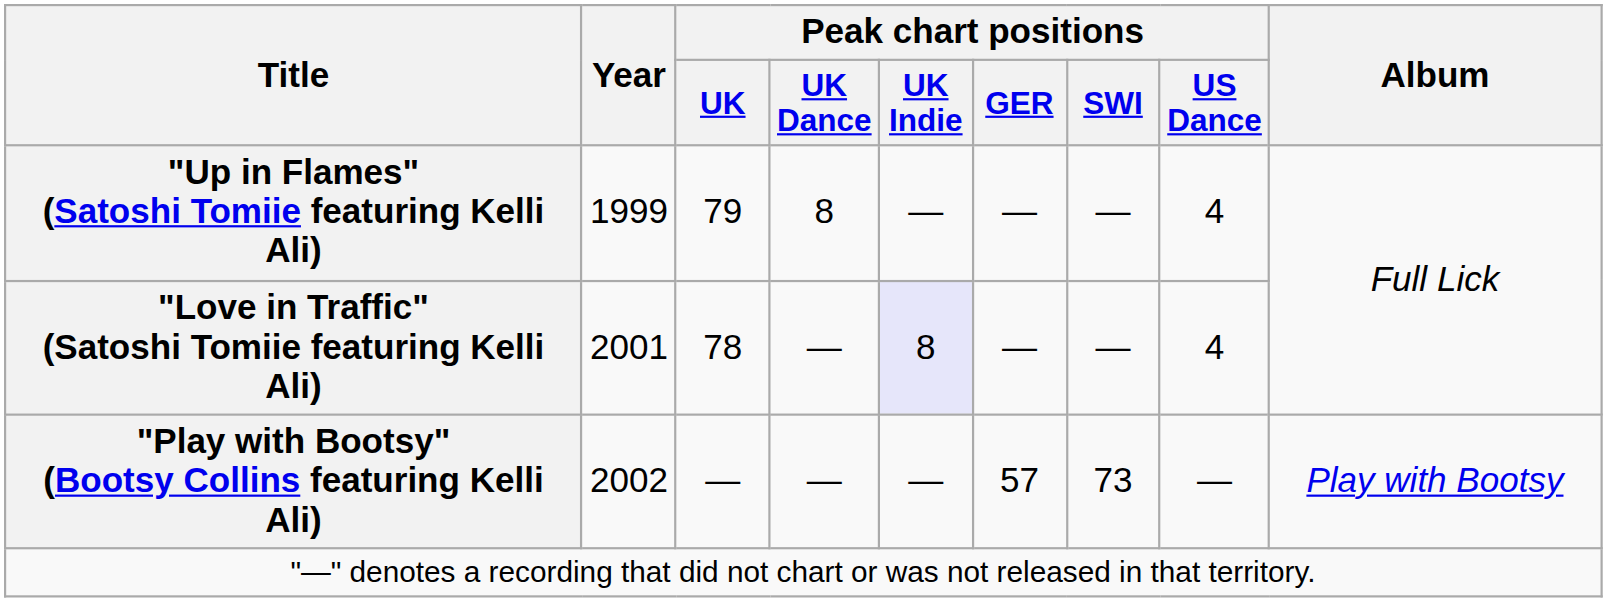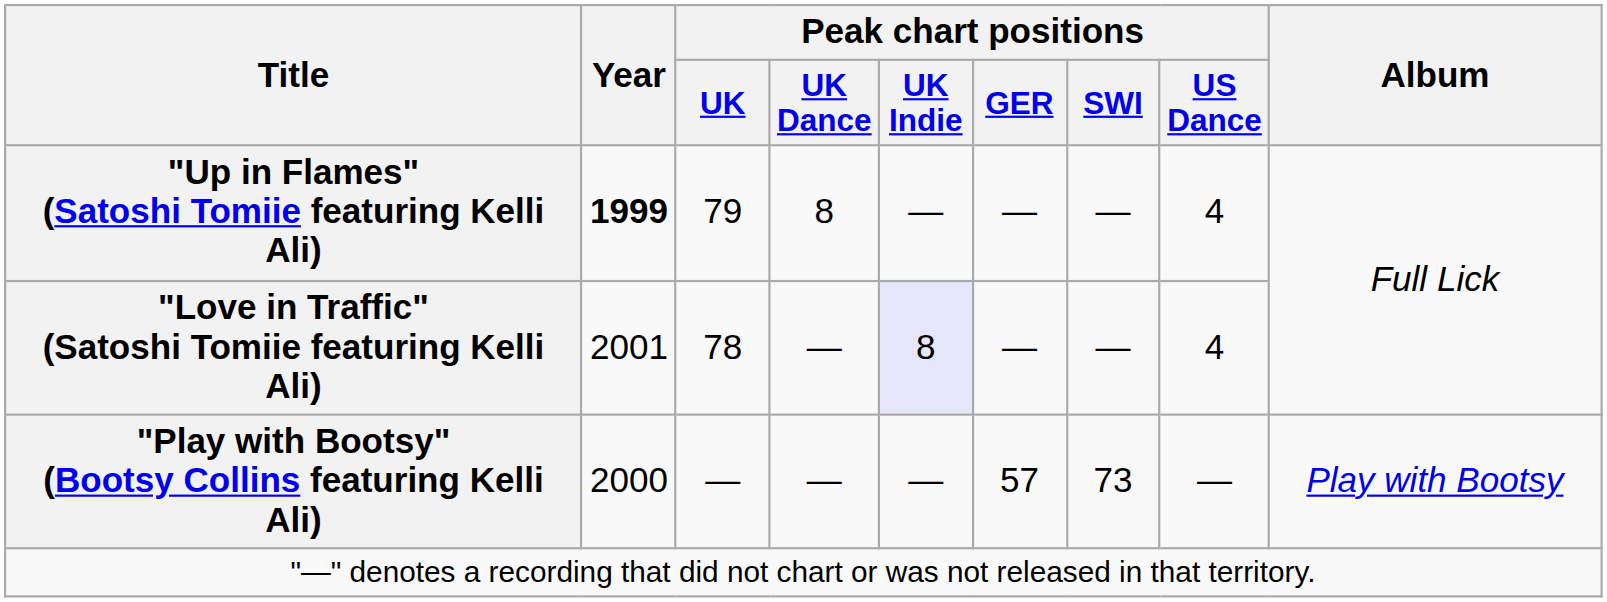(629, 212) normal -> (629, 212) bold
(629, 480) 2002 -> (629, 480) 2000
